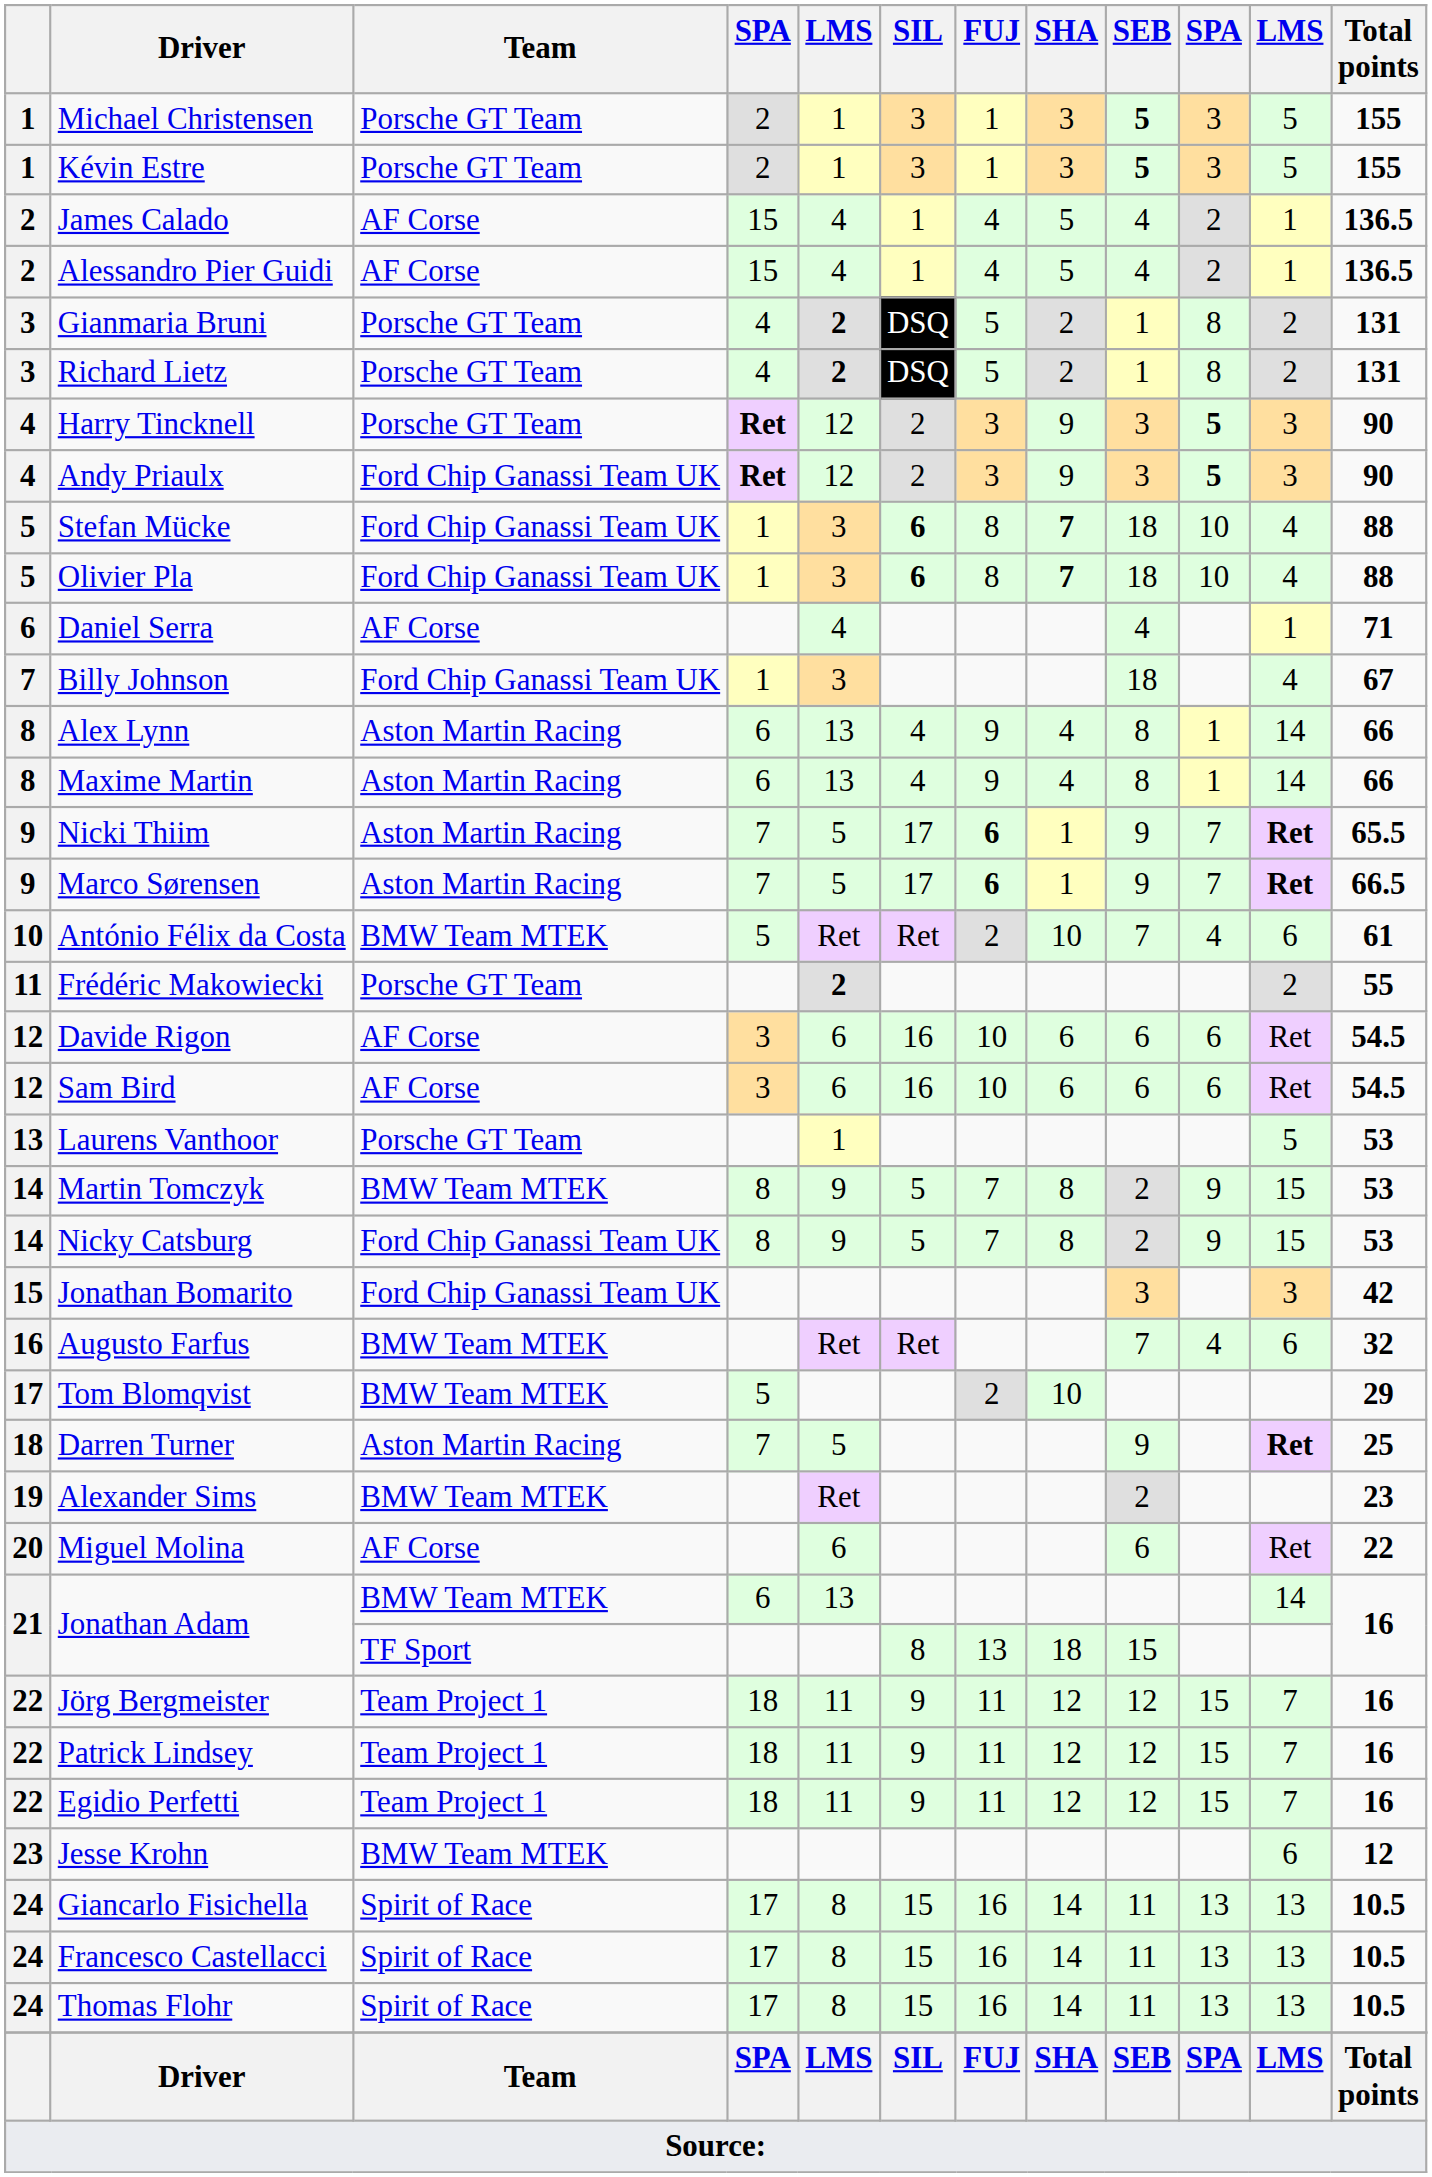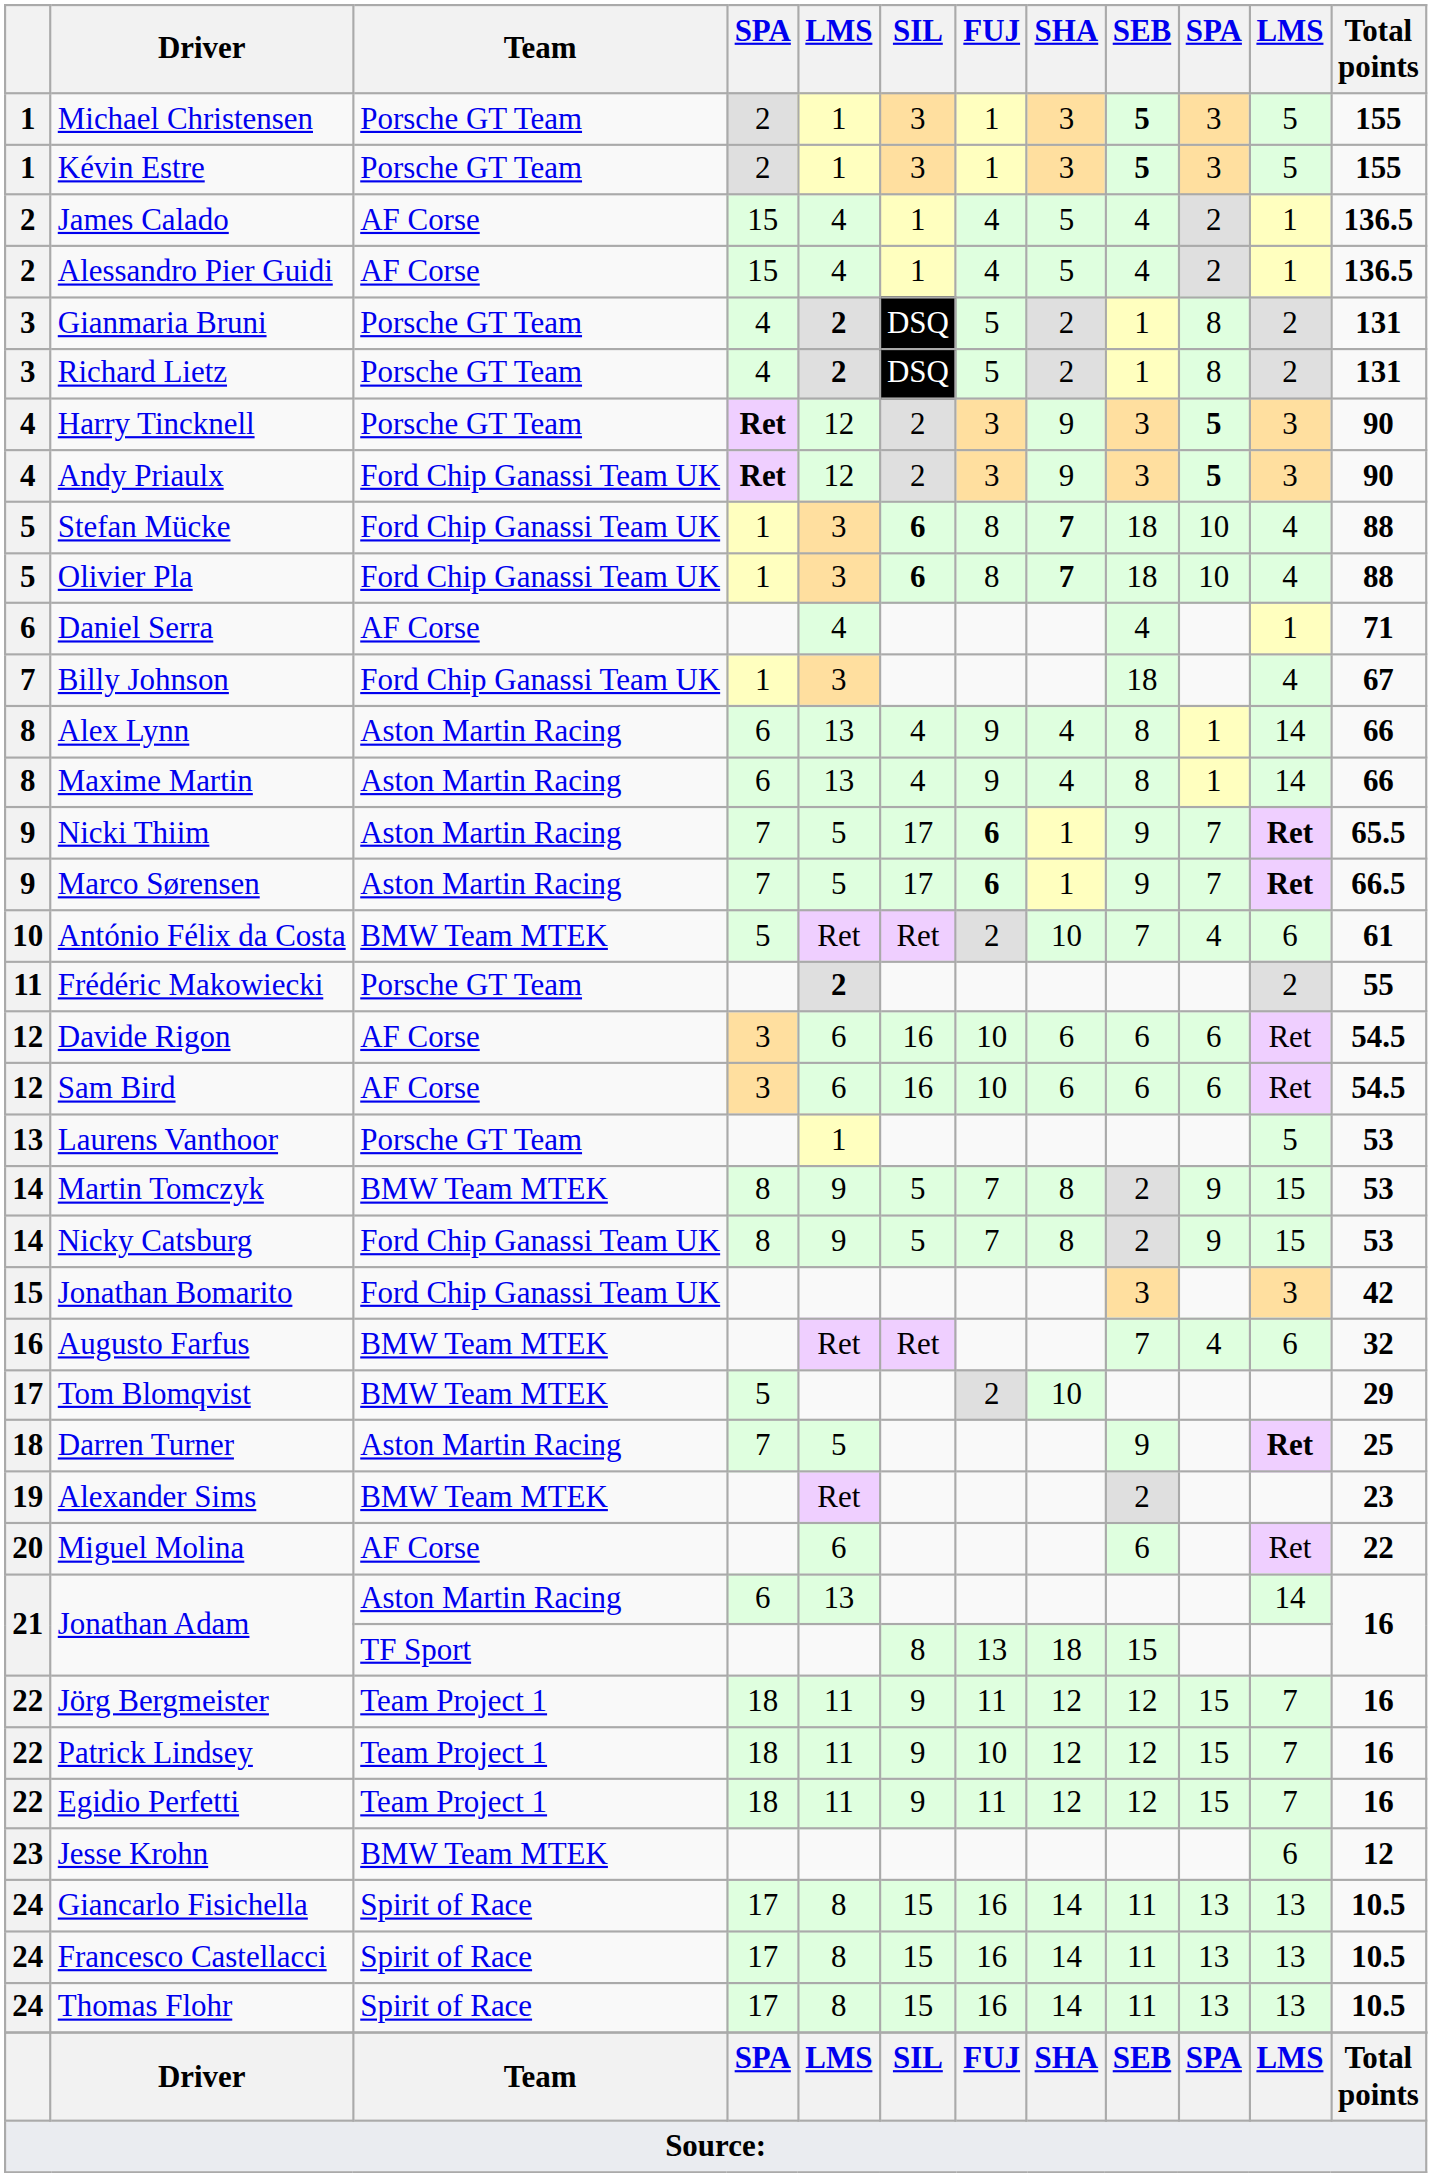(484, 1598) BMW Team MTEK -> (491, 1598) Aston Martin Racing
(992, 1752) 11 -> (992, 1752) 10
